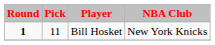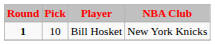(55, 31) 11 -> (55, 31) 10
